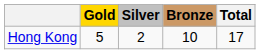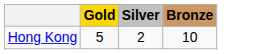- column: (236, 15)
